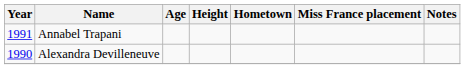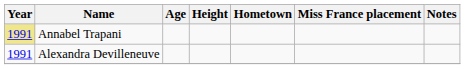(20, 34) no background -> (20, 34) khaki background
(20, 53) 1990 -> (20, 53) 1991
